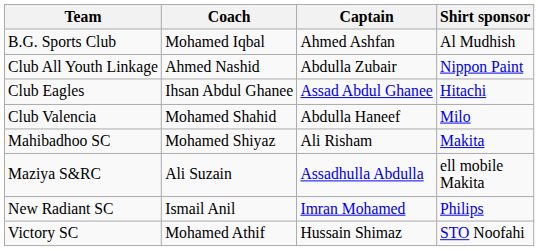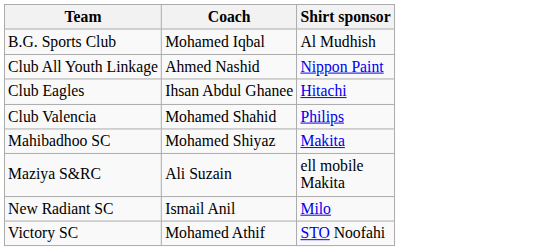- column: (367, 16)
(455, 116) Milo -> (322, 116) Philips
(462, 208) Philips -> (316, 208) Milo
